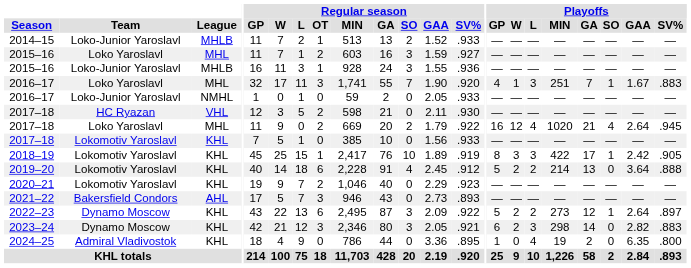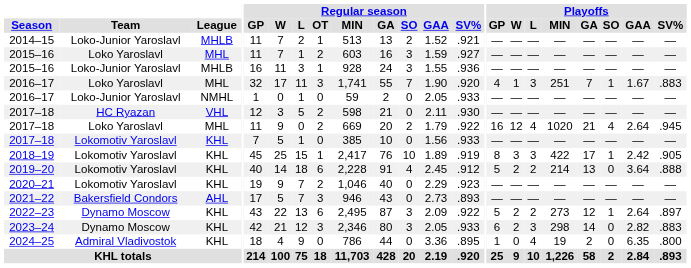(468, 40) .933 -> (468, 40) .921
(468, 227) .921 -> (468, 227) .933
